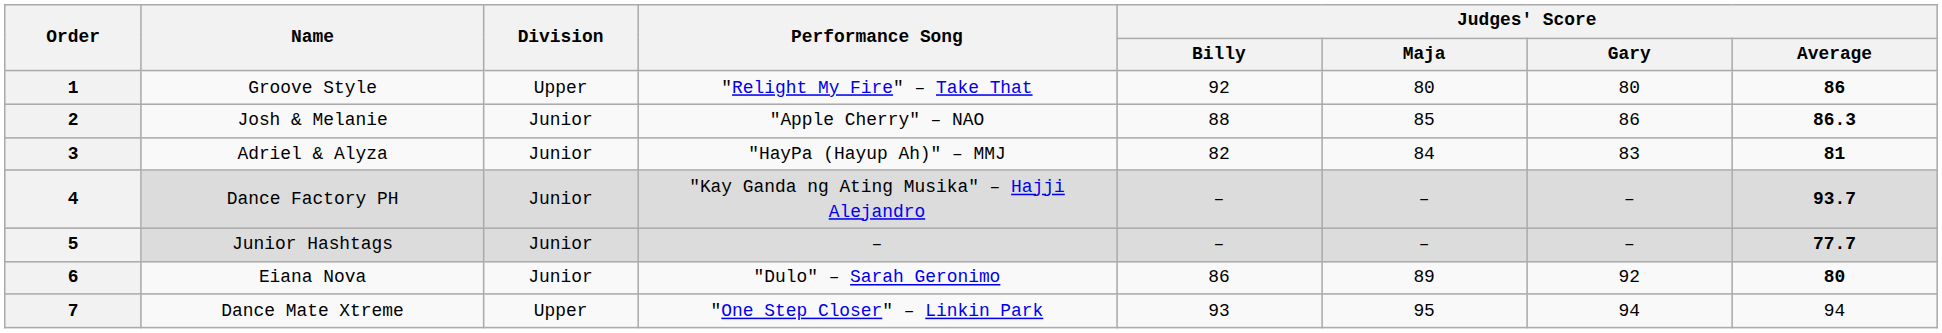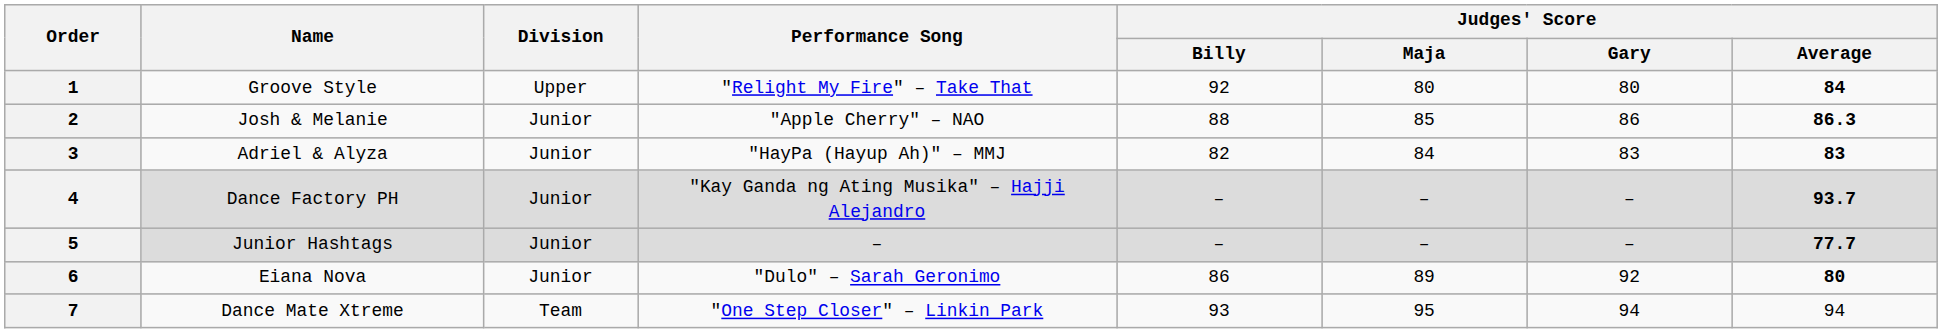(1835, 87) 86 -> (1835, 87) 84
(1835, 154) 81 -> (1835, 154) 83
(561, 311) Upper -> (561, 311) Team
